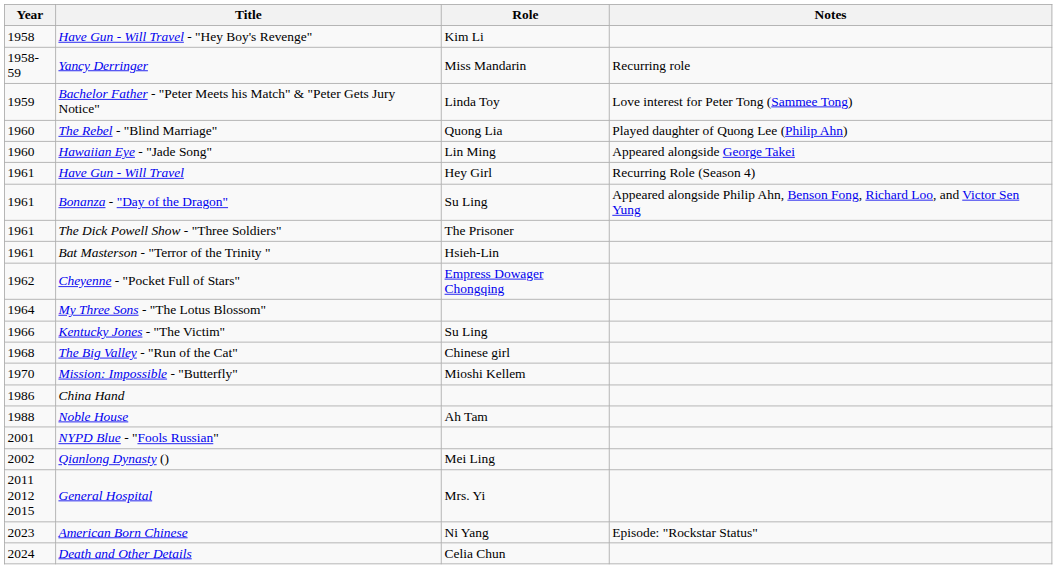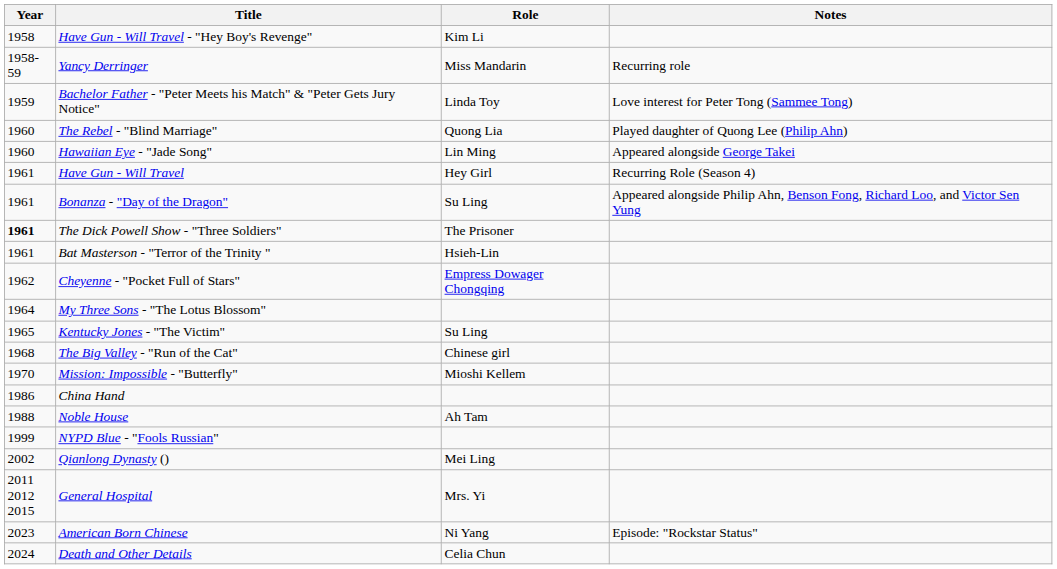(21, 231) normal -> (21, 231) bold
(21, 331) 1966 -> (21, 331) 1965
(21, 437) 2001 -> (21, 437) 1999
